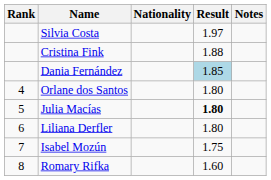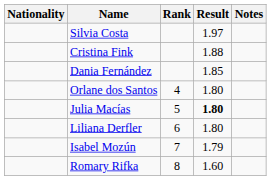columns swapped: (21, 14) <-> (162, 14)
(213, 71) lightblue background -> (213, 71) no background
(213, 147) 1.75 -> (213, 147) 1.79
